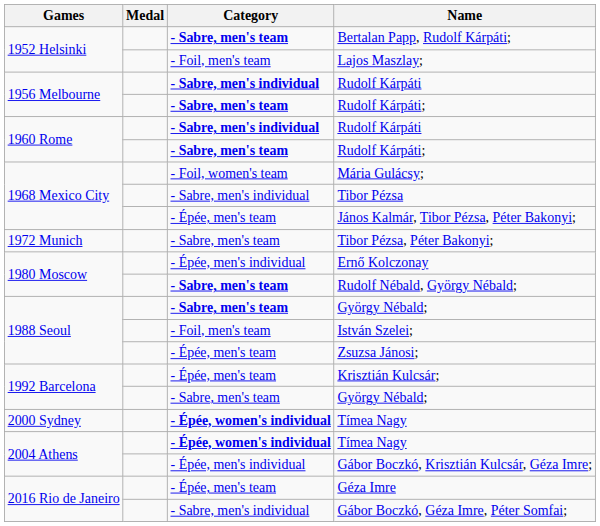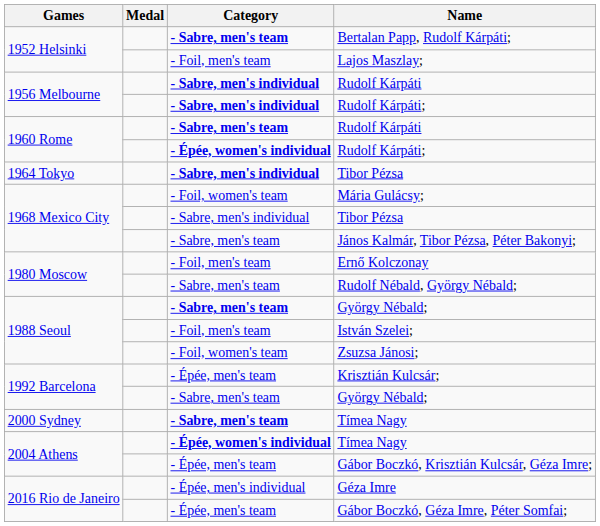(229, 105) - Sabre, men's team -> (245, 105) - Sabre, men's individual
(245, 127) - Sabre, men's individual -> (229, 127) - Sabre, men's team
(229, 150) - Sabre, men's team -> (251, 150) - Épée, women's individual
+ row: (41, 172)
(223, 217) - Épée, men's team -> (225, 240) - Sabre, men's team
- row: (45, 240)
(238, 262) - Épée, men's individual -> (221, 262) - Foil, men's team
(229, 285) bold -> (225, 285) normal
(223, 352) - Épée, men's team -> (229, 352) - Foil, women's team
(251, 419) - Épée, women's individual -> (229, 419) - Sabre, men's team
(238, 464) - Épée, men's individual -> (223, 464) - Épée, men's team
(223, 487) - Épée, men's team -> (238, 487) - Épée, men's individual
(240, 509) - Sabre, men's individual -> (223, 509) - Épée, men's team
